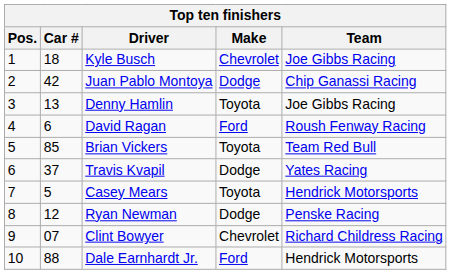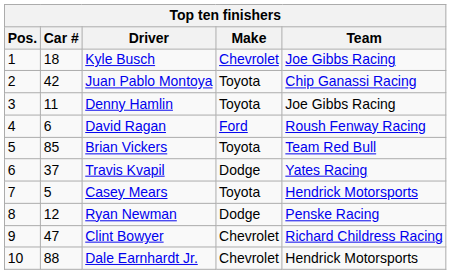(240, 82) Dodge -> (240, 82) Toyota
(52, 104) 13 -> (51, 104) 11
(52, 237) 07 -> (52, 237) 47
(233, 259) Ford -> (249, 259) Chevrolet
